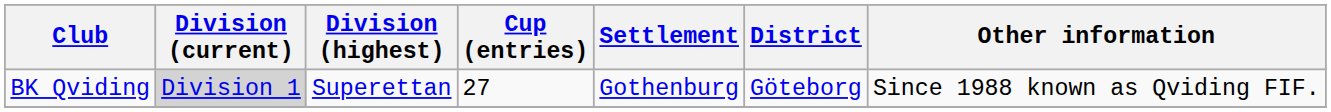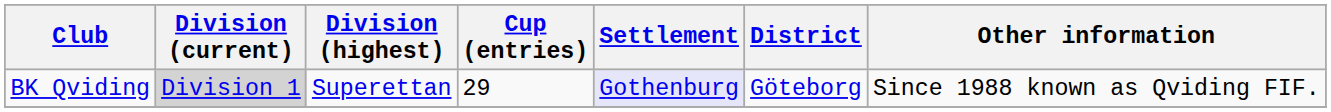(477, 89) 27 -> (477, 89) 29
(669, 89) no background -> (669, 89) lavender background
